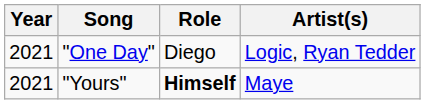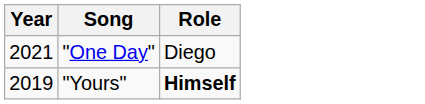- column: (330, 20)
(31, 83) 2021 -> (31, 83) 2019
